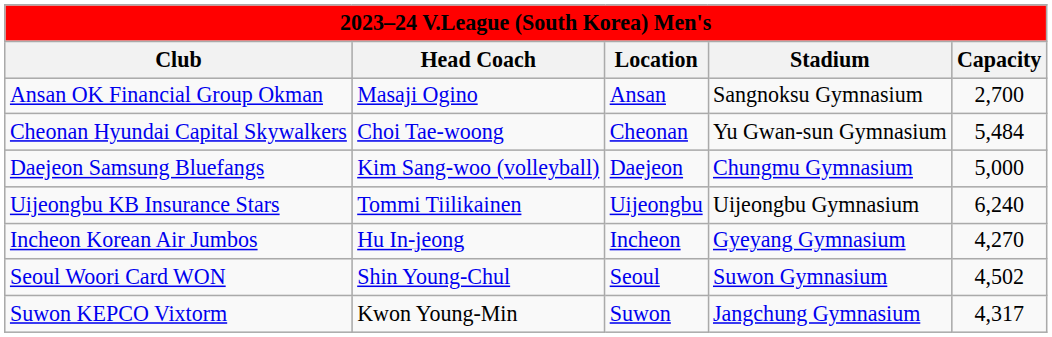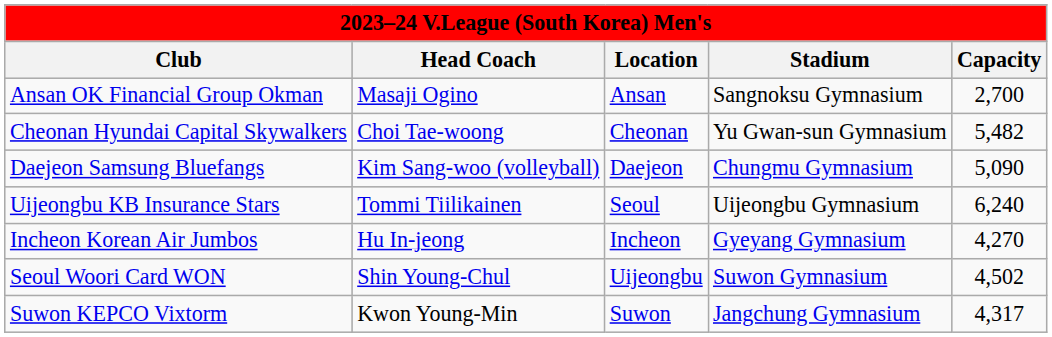(999, 132) 5,484 -> (999, 132) 5,482
(999, 168) 5,000 -> (999, 168) 5,090
(656, 204) Uijeongbu -> (635, 204) Seoul
(635, 277) Seoul -> (656, 277) Uijeongbu
